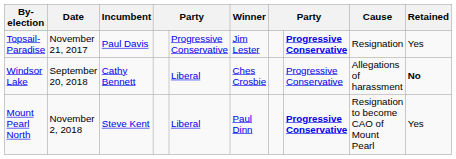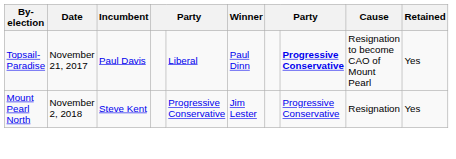(199, 44) Progressive Conservative -> (183, 60) Liberal
(246, 44) Jim Lester -> (240, 60) Paul Dinn
(378, 44) Resignation -> (374, 60) Resignation to become CAO of Mount Pearl
- row: (24, 76)
(186, 124) Liberal -> (197, 109) Progressive Conservative
(242, 124) Paul Dinn -> (243, 109) Jim Lester
(317, 124) bold -> (311, 109) normal
(378, 124) Resignation to become CAO of Mount Pearl -> (374, 109) Resignation
